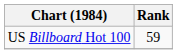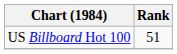(153, 37) 59 -> (153, 37) 51
